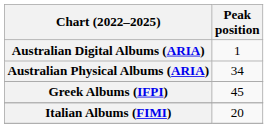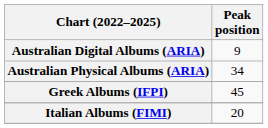(237, 50) 1 -> (237, 50) 9
